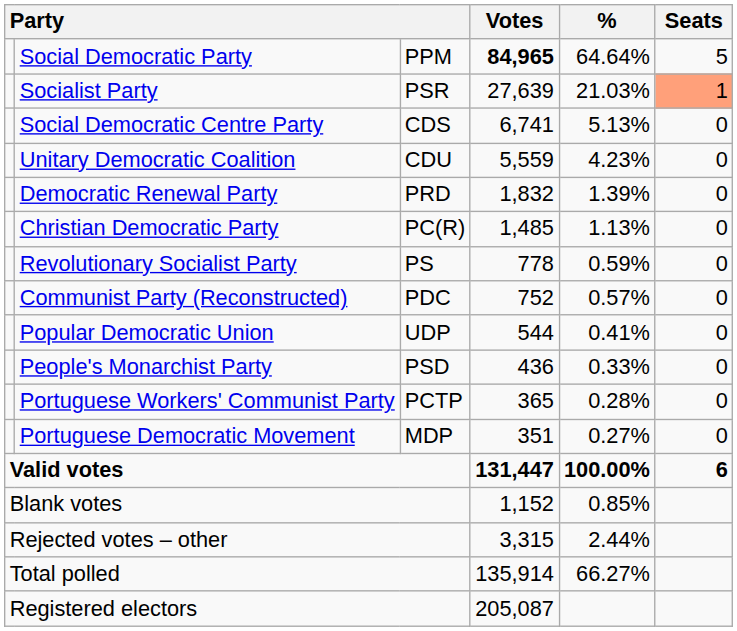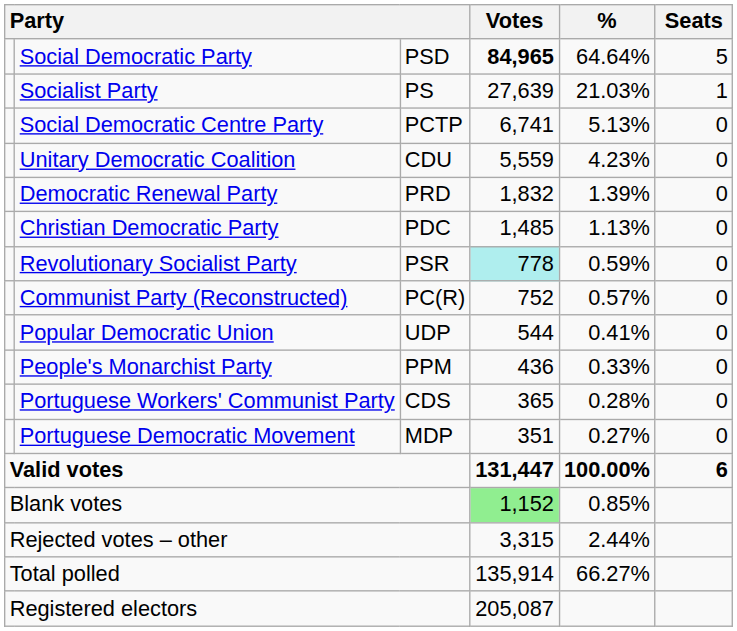(428, 56) PPM -> (427, 56) PSD
(427, 90) PSR -> (419, 90) PS
(722, 90) lightsalmon background -> (722, 90) no background
(428, 125) CDS -> (434, 125) PCTP
(435, 228) PC(R) -> (428, 228) PDC
(419, 263) PS -> (427, 263) PSR
(536, 263) no background -> (536, 263) paleturquoise background
(428, 297) PDC -> (435, 297) PC(R)
(427, 366) PSD -> (428, 366) PPM
(434, 401) PCTP -> (428, 401) CDS
(527, 504) no background -> (527, 504) lightgreen background
